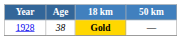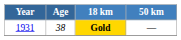(25, 27) 1928 -> (25, 27) 1931
